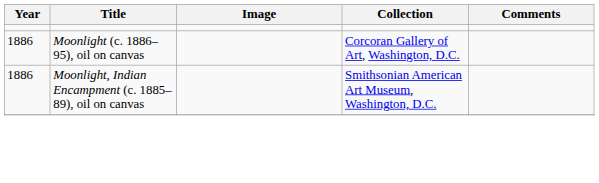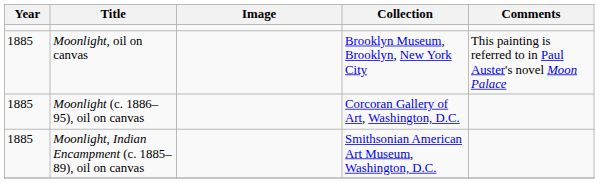+ row: (98, 48)
(20, 40) 1886 -> (20, 104) 1885
(20, 75) 1886 -> (20, 139) 1885
